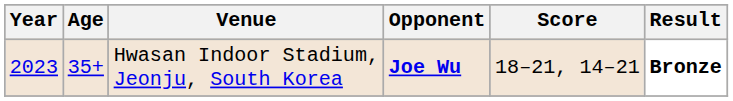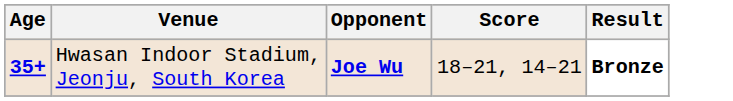- column: (34, 21)
(86, 67) normal -> (28, 67) bold
